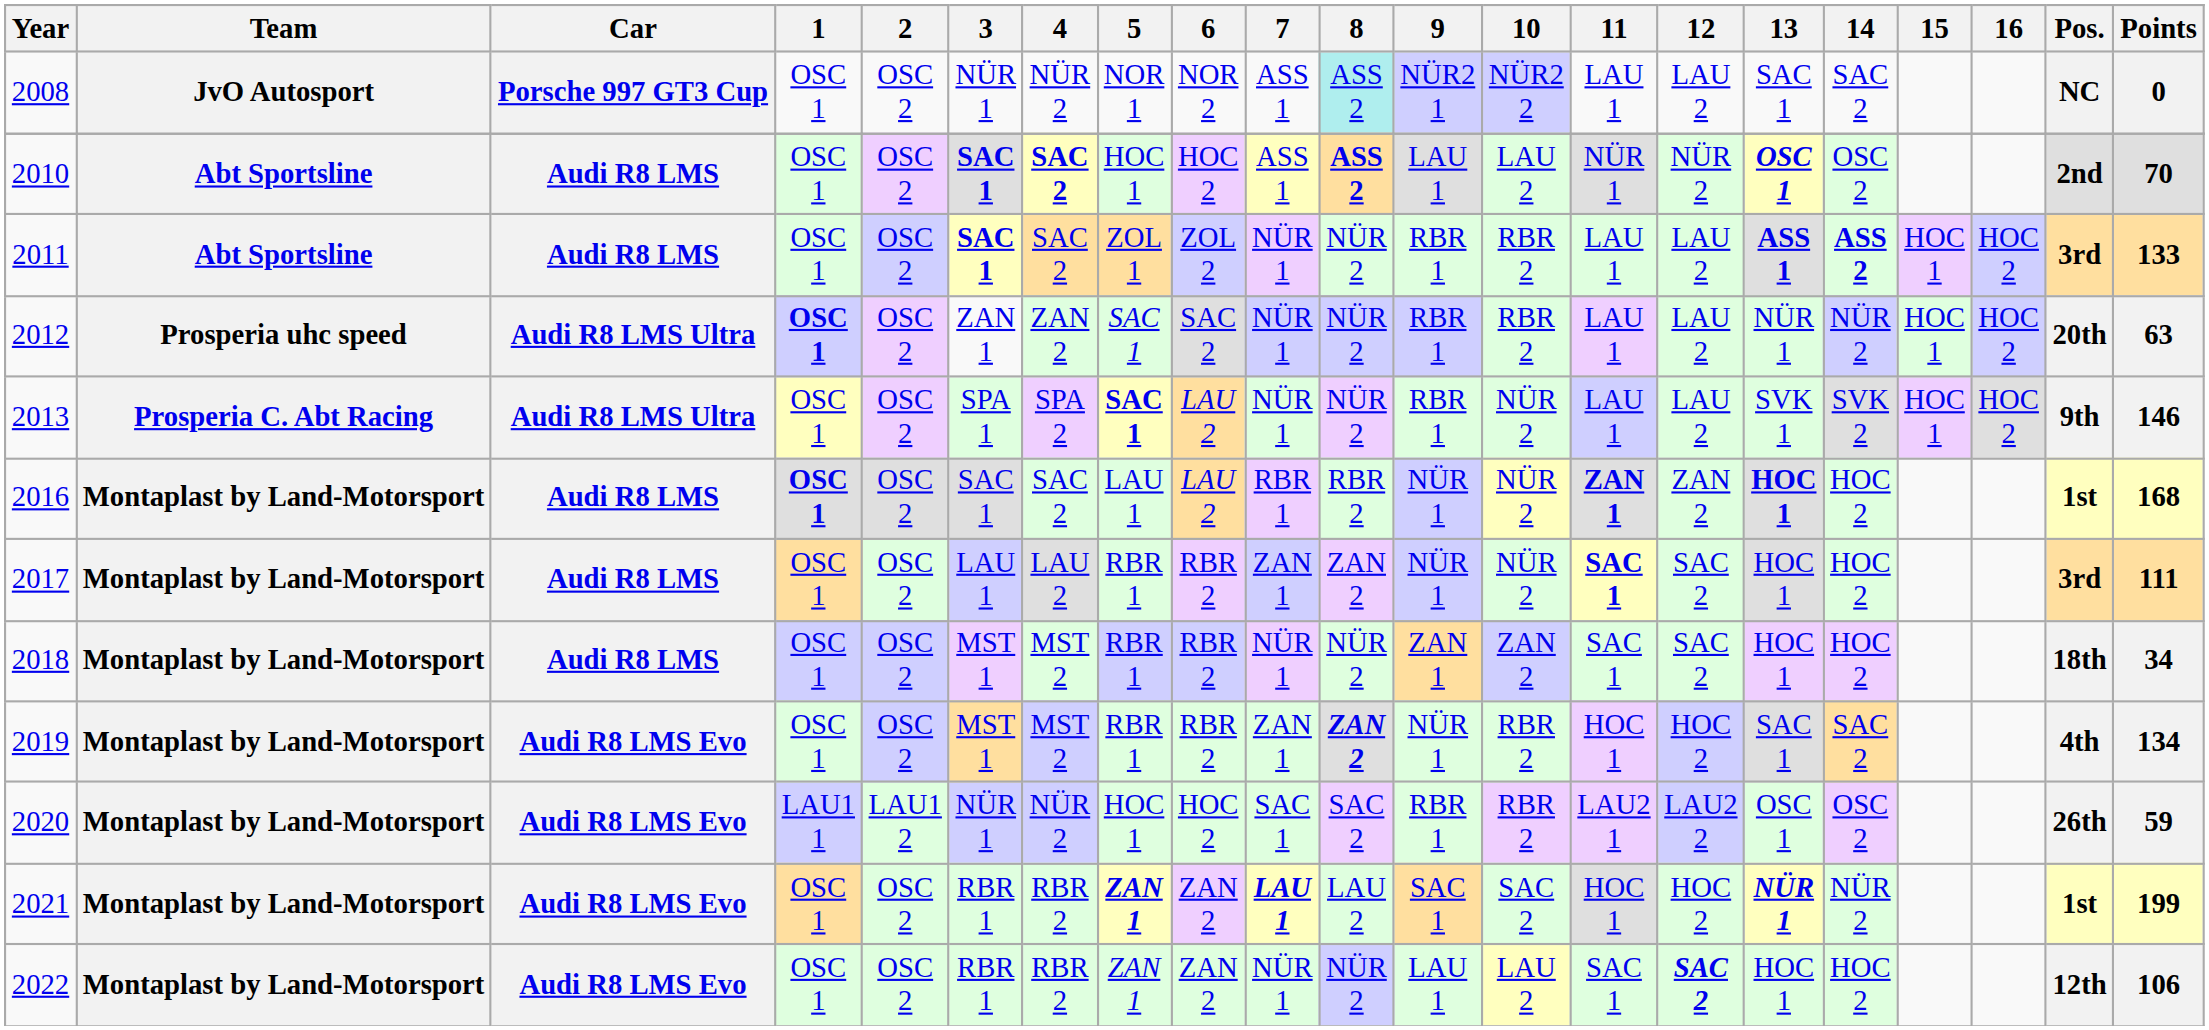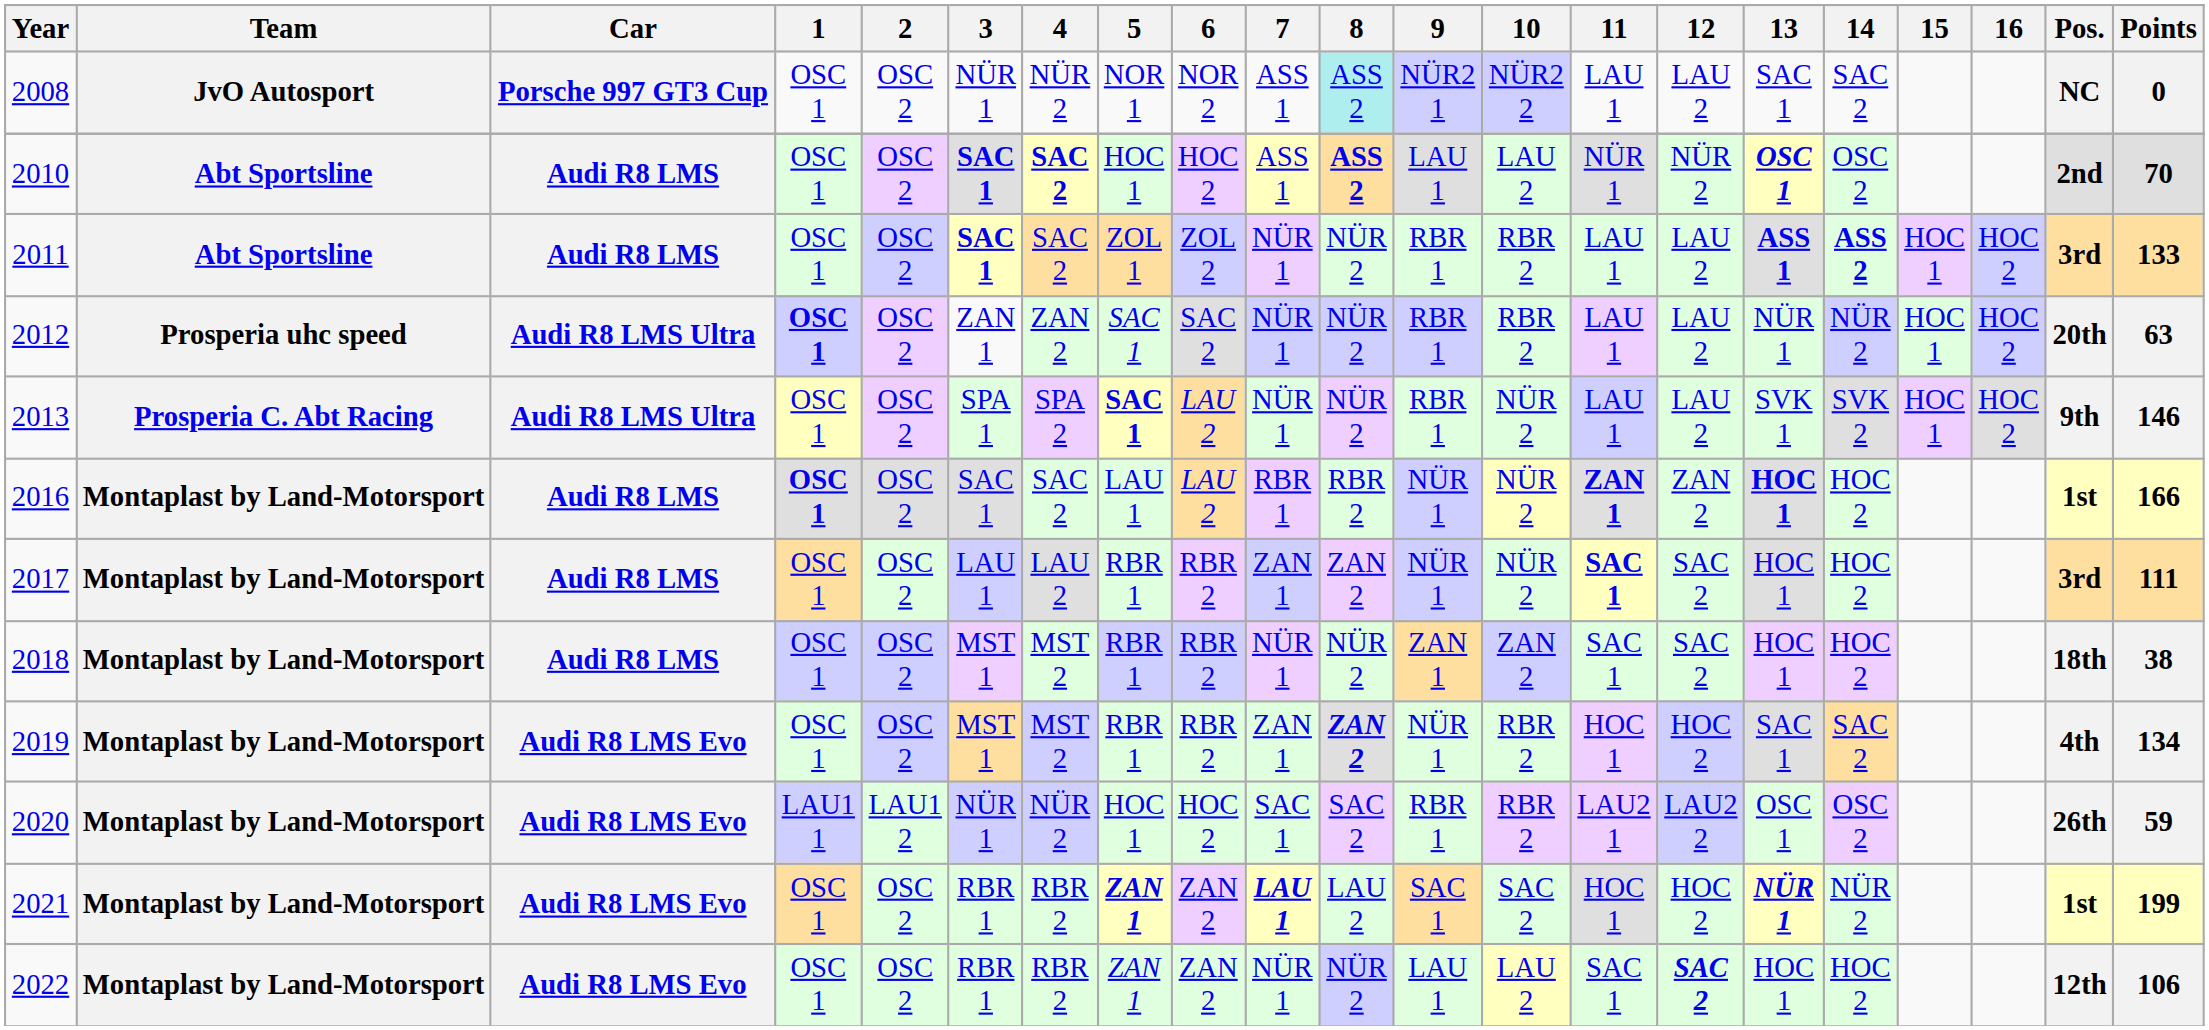(2159, 497) 168 -> (2159, 497) 166
(2159, 659) 34 -> (2159, 659) 38
